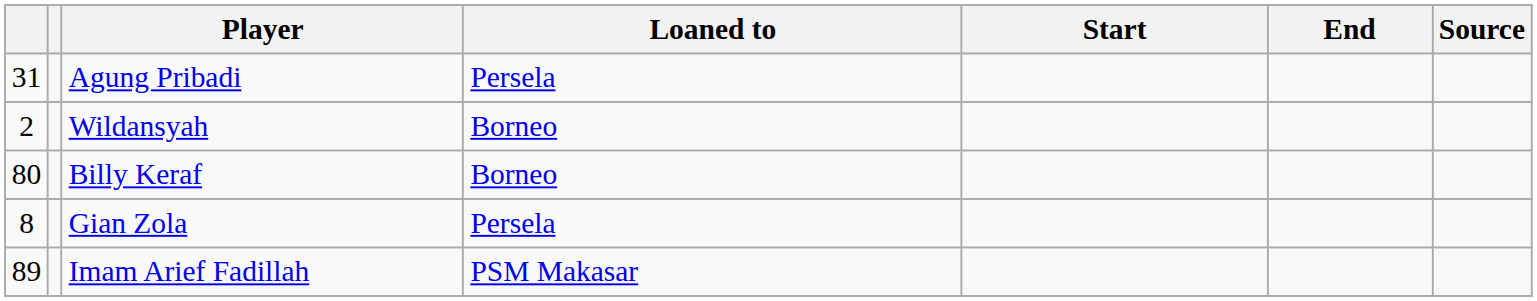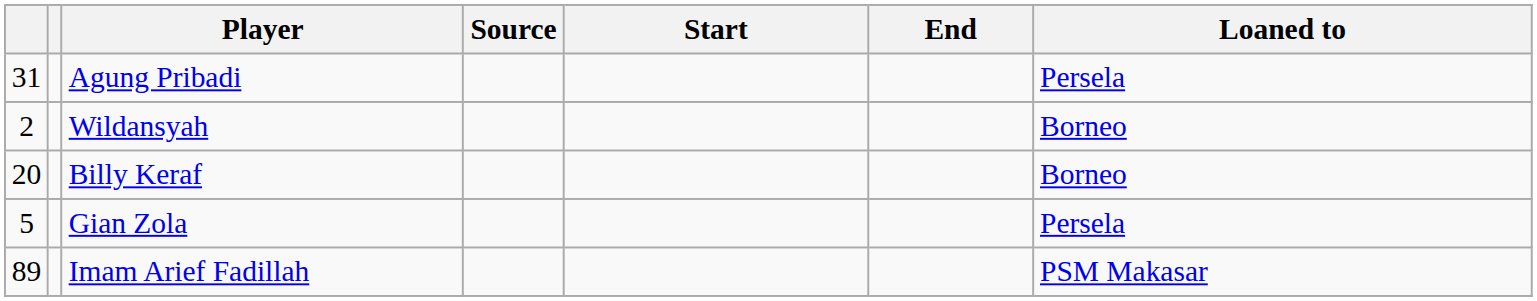columns swapped: (713, 28) <-> (1482, 28)
(27, 174) 80 -> (27, 174) 20
(27, 223) 8 -> (27, 223) 5
